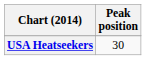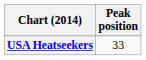(118, 45) 30 -> (118, 45) 33
